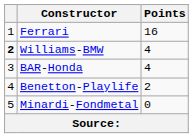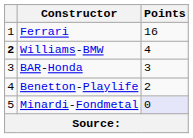(148, 69) 4 -> (148, 69) 3
(148, 105) no background -> (148, 105) lavender background
